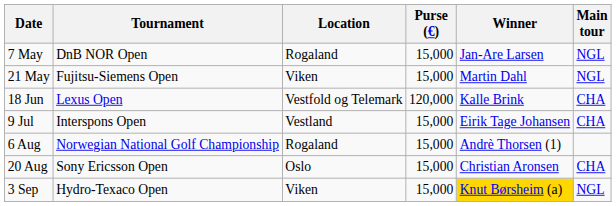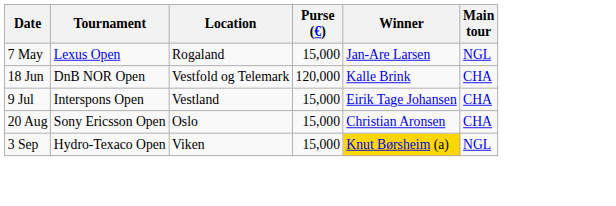(102, 54) DnB NOR Open -> (87, 54) Lexus Open
- row: (29, 77)
(89, 99) Lexus Open -> (99, 77) DnB NOR Open
- row: (24, 144)
